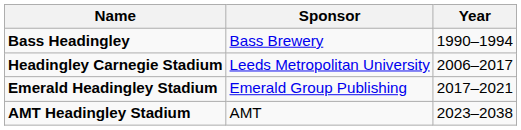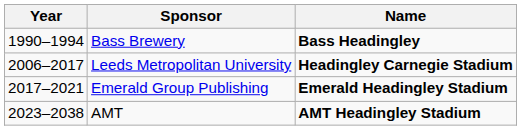columns swapped: (475, 16) <-> (115, 16)
